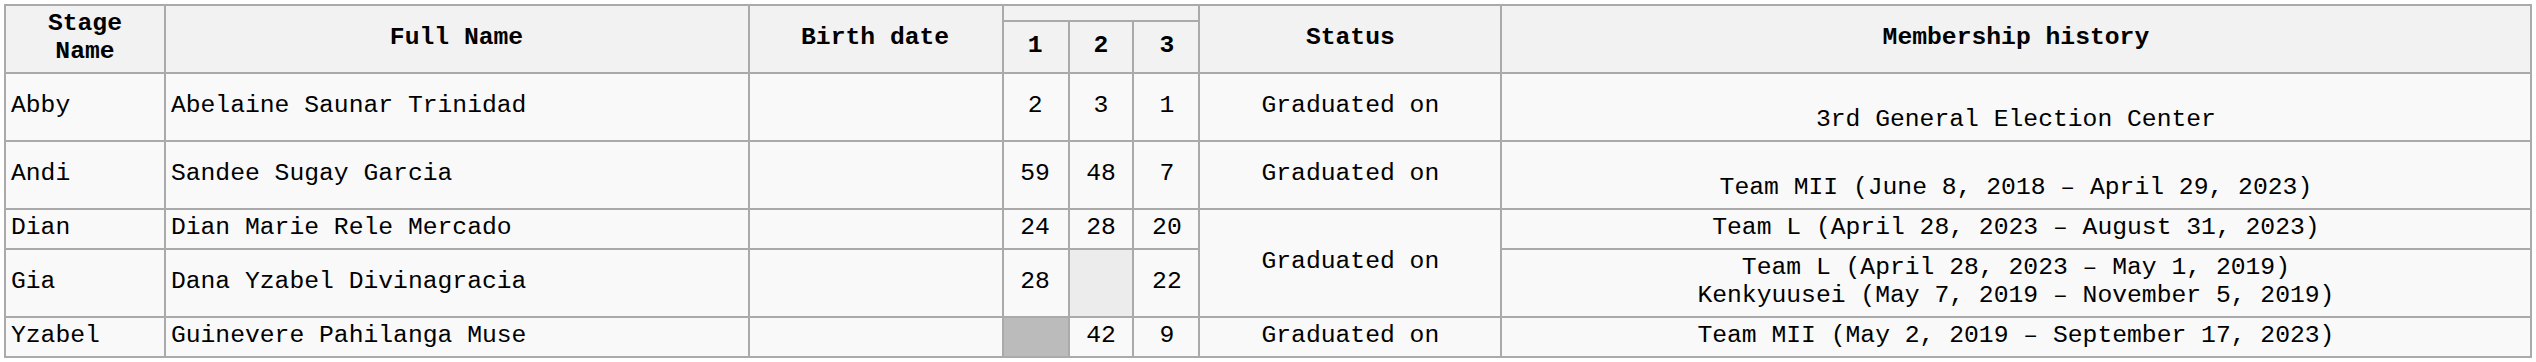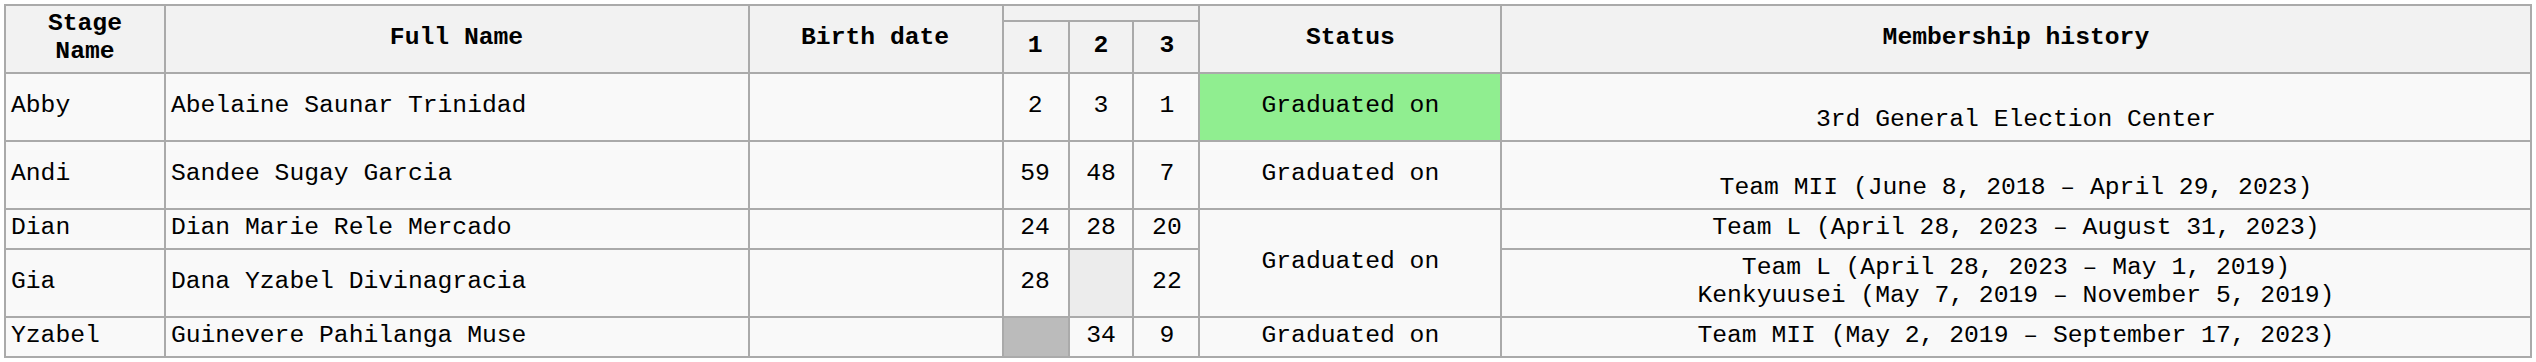(1350, 107) no background -> (1350, 107) lightgreen background
(1101, 337) 42 -> (1101, 337) 34
